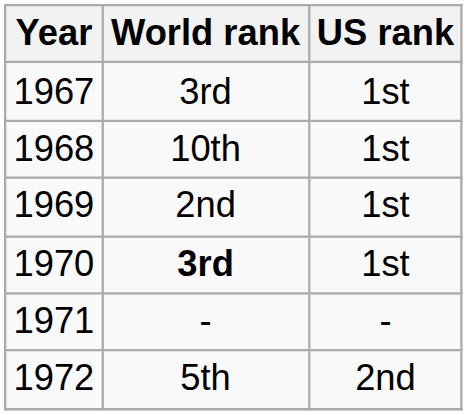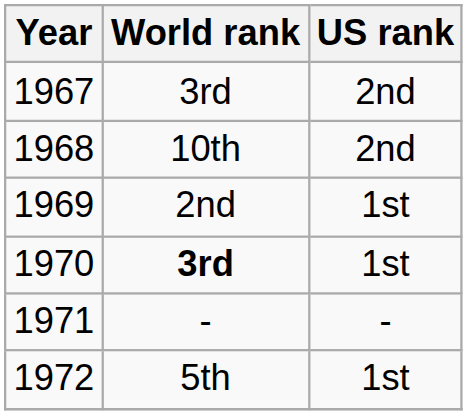(385, 90) 1st -> (385, 90) 2nd
(385, 148) 1st -> (385, 148) 2nd
(385, 378) 2nd -> (385, 378) 1st
